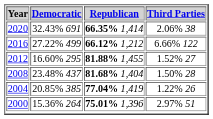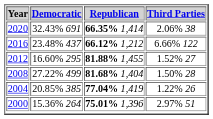(57, 43) 27.22% 499 -> (57, 43) 23.48% 437
(57, 74) 23.48% 437 -> (57, 74) 27.22% 499
